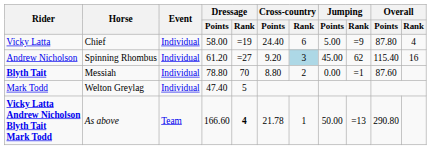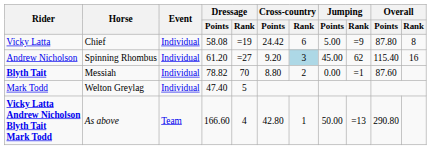(217, 42) 58.00 -> (217, 42) 58.08
(273, 42) 24.40 -> (273, 42) 24.42
(414, 42) 4 -> (414, 42) 8
(217, 73) 78.80 -> (217, 73) 78.82
(244, 120) bold -> (244, 120) normal
(273, 120) 21.78 -> (273, 120) 42.80
